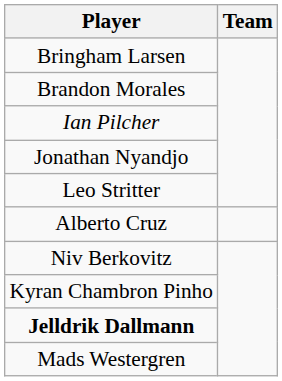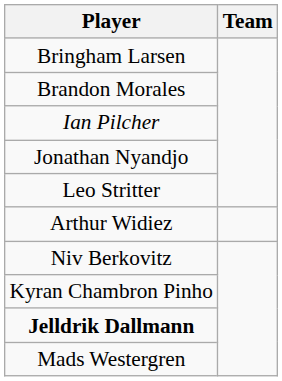+ row: (111, 223)
- row: (111, 223)
